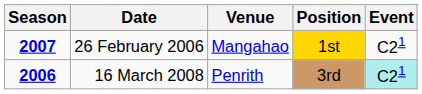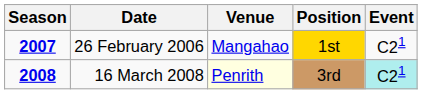(38, 75) 2006 -> (38, 75) 2008
(237, 75) no background -> (237, 75) lightyellow background
